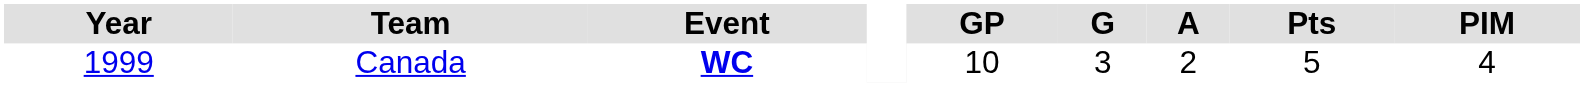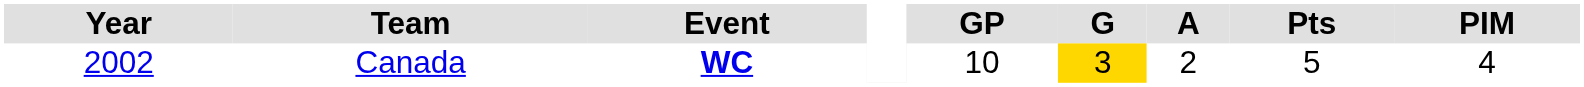(119, 62) 1999 -> (119, 62) 2002
(1103, 62) no background -> (1103, 62) gold background
